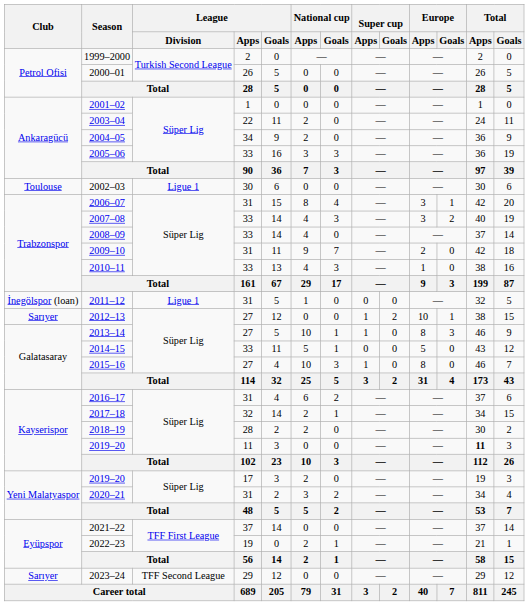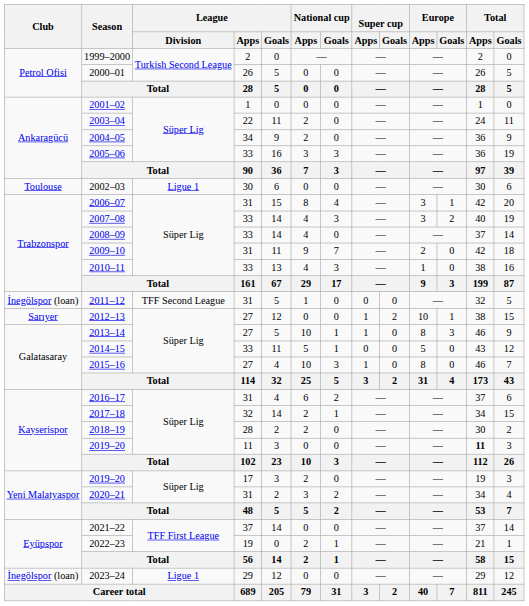(183, 300) Ligue 1 -> (183, 300) TFF Second League
(43, 576) Sarıyer -> (43, 576) İnegölspor (loan)
(183, 576) TFF Second League -> (183, 576) Ligue 1
